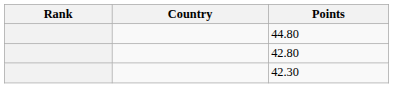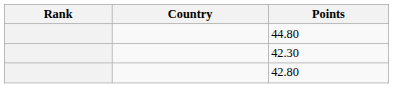rows swapped: (285, 53) <-> (285, 72)
